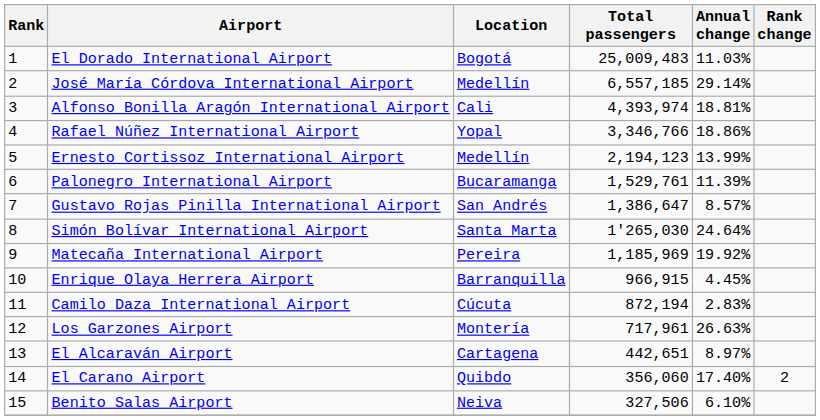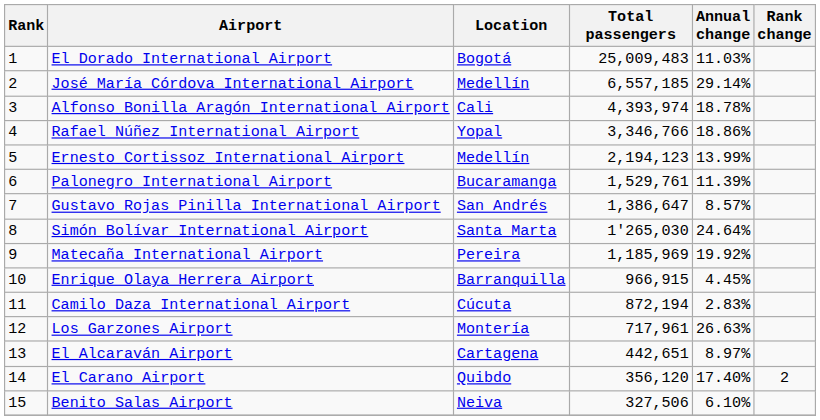(723, 108) 18.81% -> (723, 108) 18.78%
(657, 378) 356,060 -> (657, 378) 356,120
